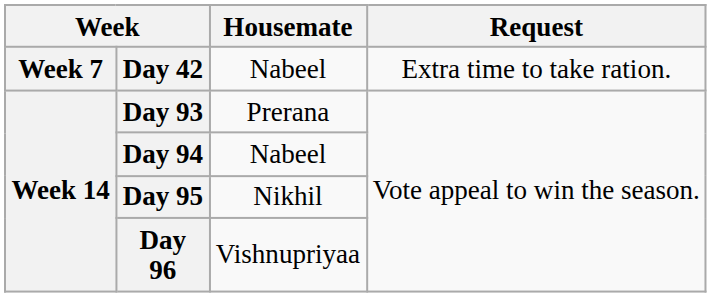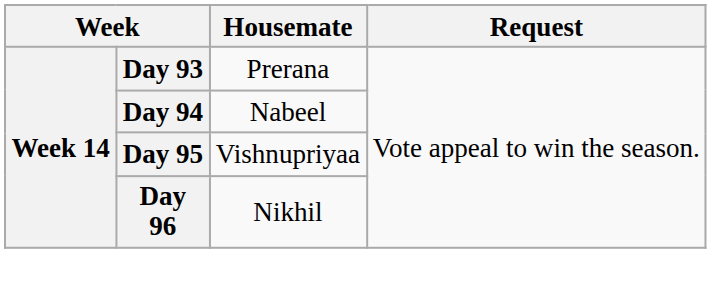- row: (163, 69)
(288, 197) Nikhil -> (288, 154) Vishnupriyaa
(288, 254) Vishnupriyaa -> (288, 211) Nikhil
